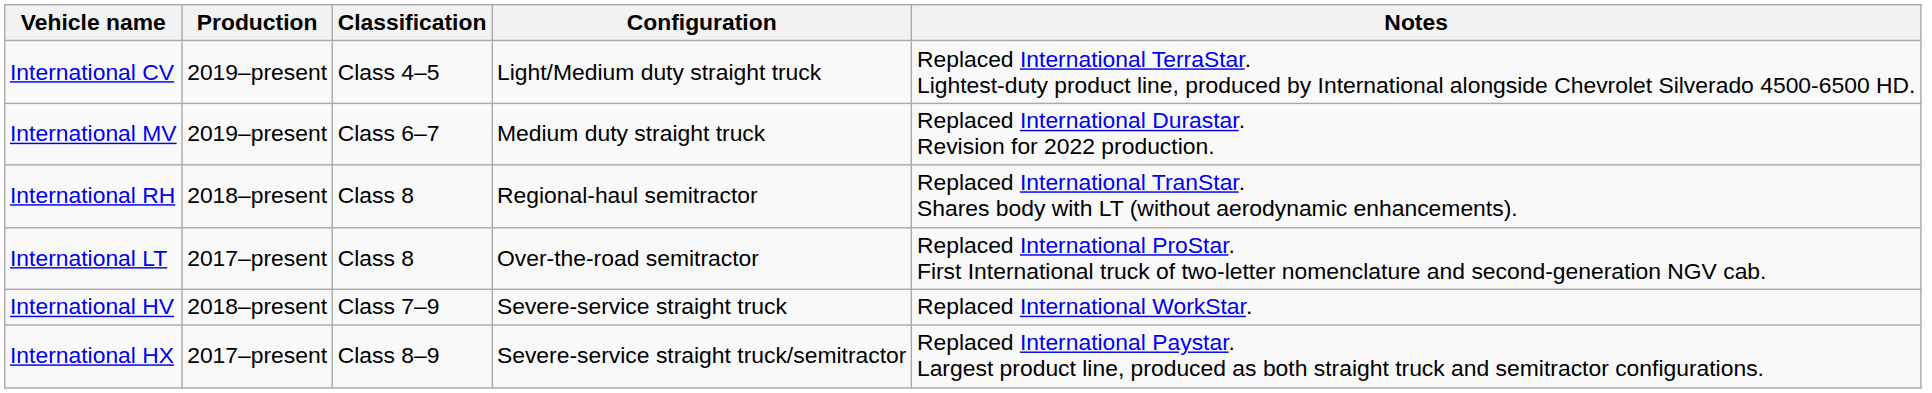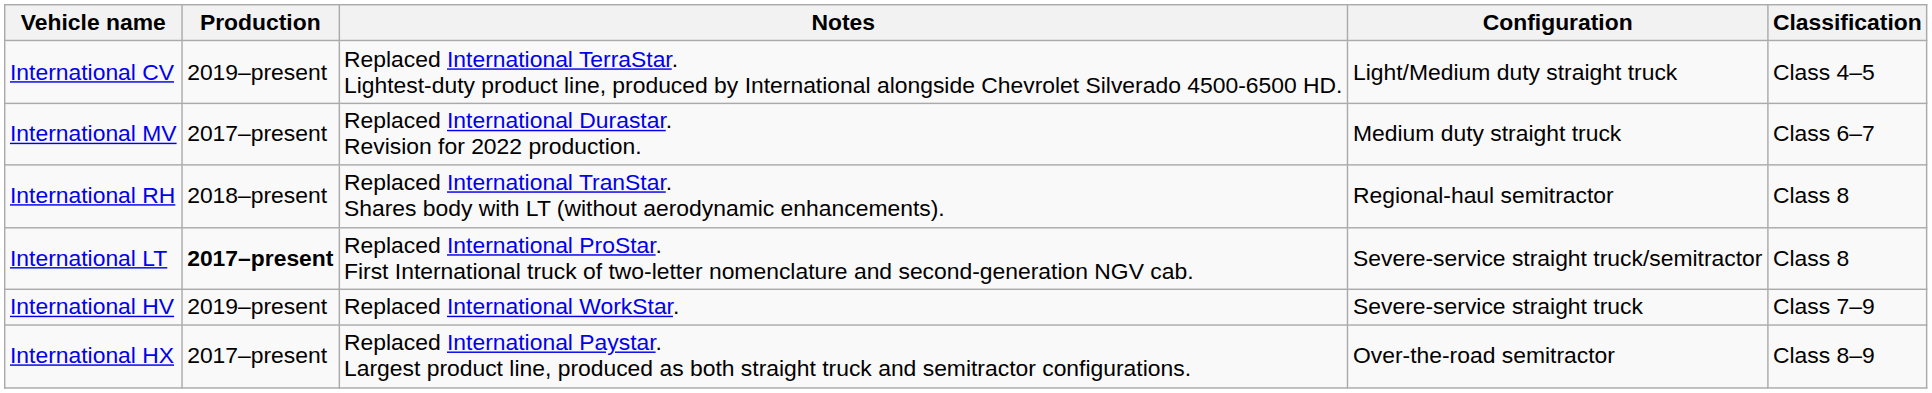columns swapped: (412, 22) <-> (1416, 22)
(257, 133) 2019–present -> (257, 133) 2017–present
(257, 257) normal -> (260, 257) bold
(628, 257) Over-the-road semitractor -> (1558, 257) Severe-service straight truck/semitractor
(257, 307) 2018–present -> (257, 307) 2019–present
(702, 356) Severe-service straight truck/semitractor -> (1484, 356) Over-the-road semitractor
